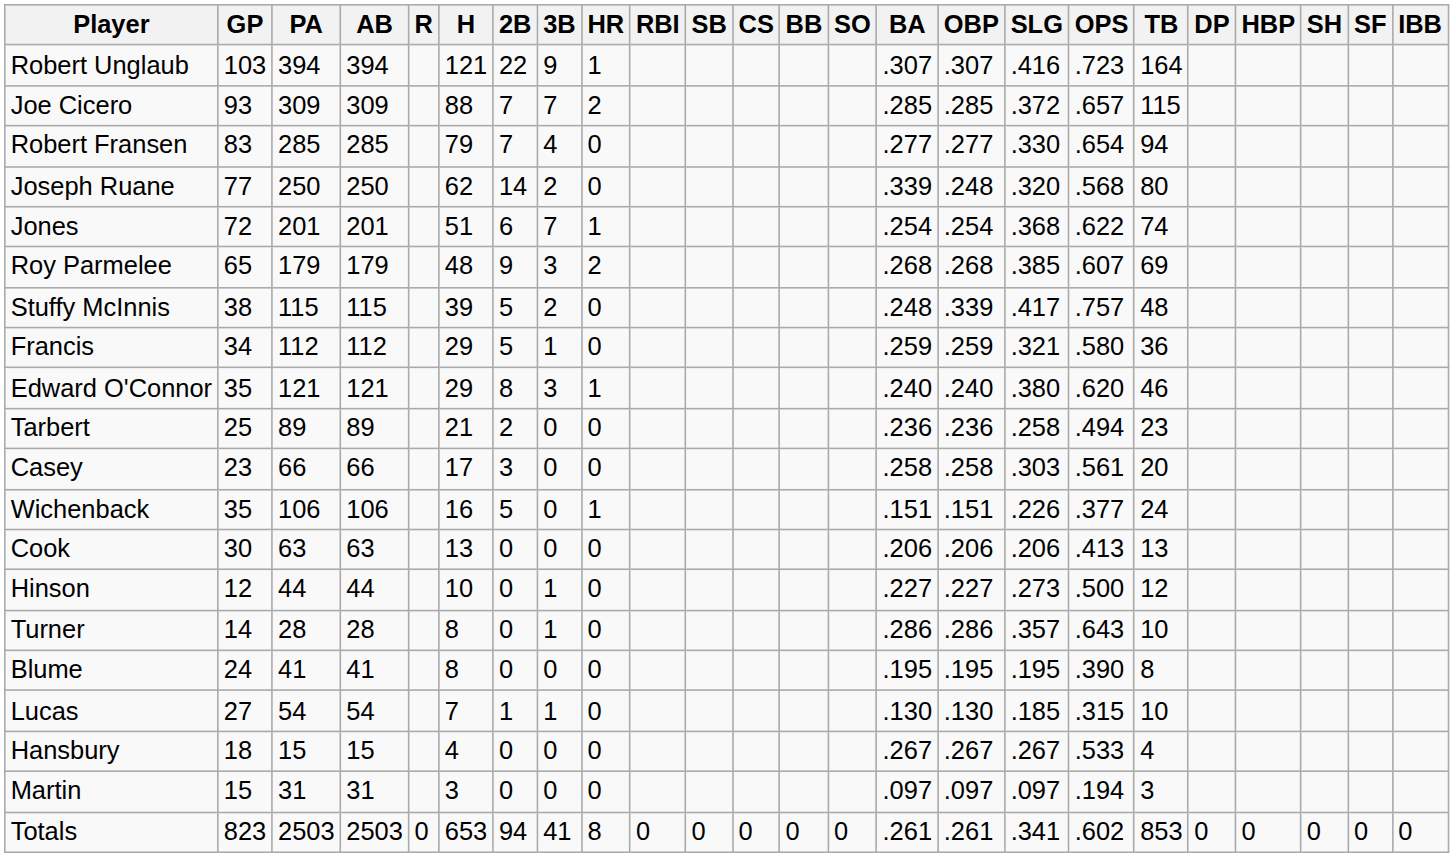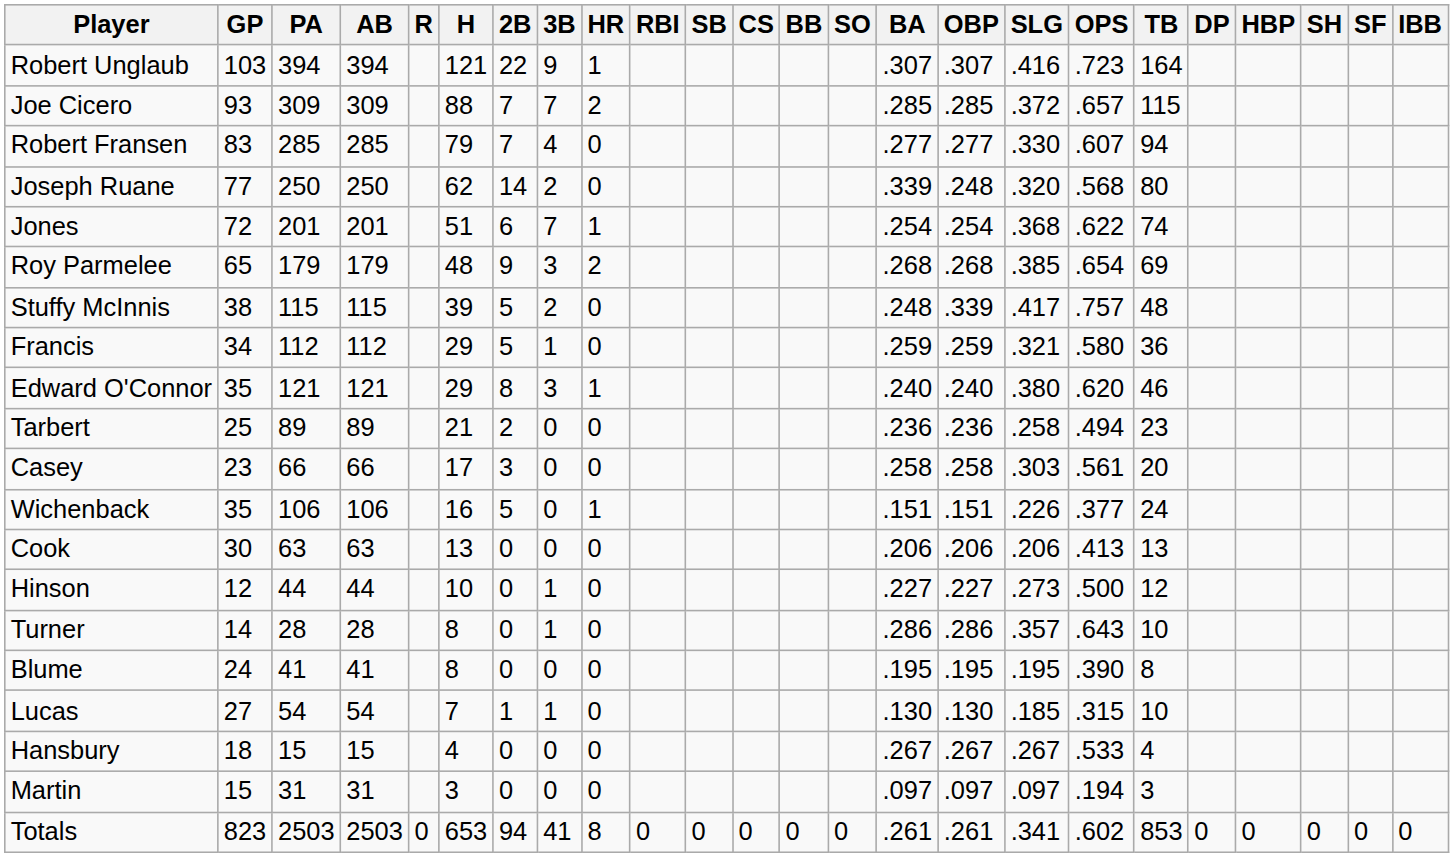(1099, 145) .654 -> (1099, 145) .607
(1099, 266) .607 -> (1099, 266) .654
